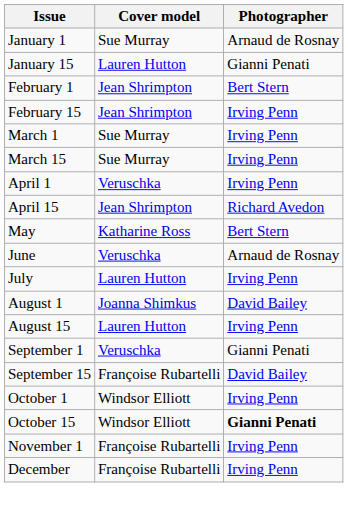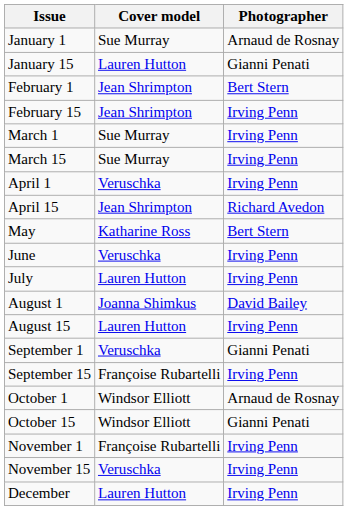(283, 254) Arnaud de Rosnay -> (263, 254) Irving Penn
(267, 374) David Bailey -> (263, 374) Irving Penn
(263, 398) Irving Penn -> (283, 398) Arnaud de Rosnay
(272, 421) bold -> (268, 421) normal
+ row: (49, 469)
(159, 469) Françoise Rubartelli -> (142, 493) Lauren Hutton
